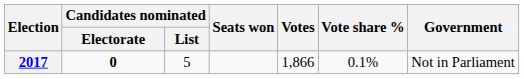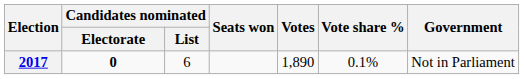(187, 62) 5 -> (187, 62) 6
(298, 62) 1,866 -> (298, 62) 1,890
